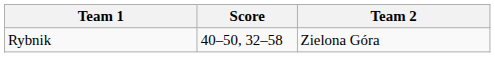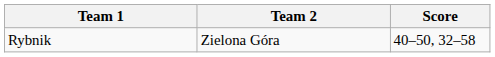columns swapped: (394, 16) <-> (247, 16)
